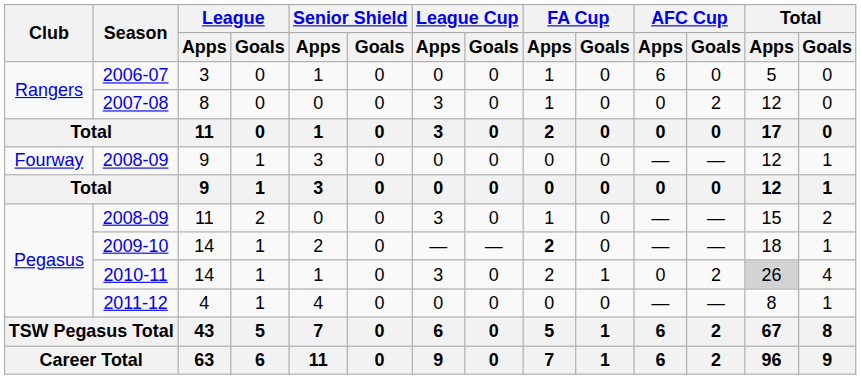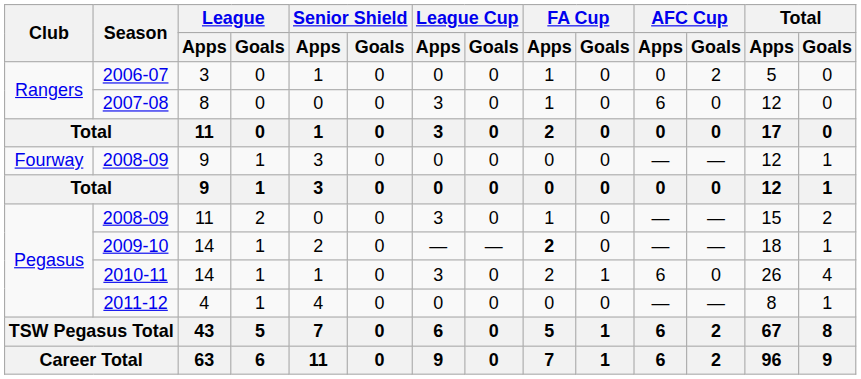(660, 75) 6 -> (660, 75) 0
(716, 75) 0 -> (716, 75) 2
(660, 103) 0 -> (660, 103) 6
(716, 103) 2 -> (716, 103) 0
(660, 274) 0 -> (660, 274) 6
(716, 274) 2 -> (716, 274) 0
(772, 274) lightgrey background -> (772, 274) no background
